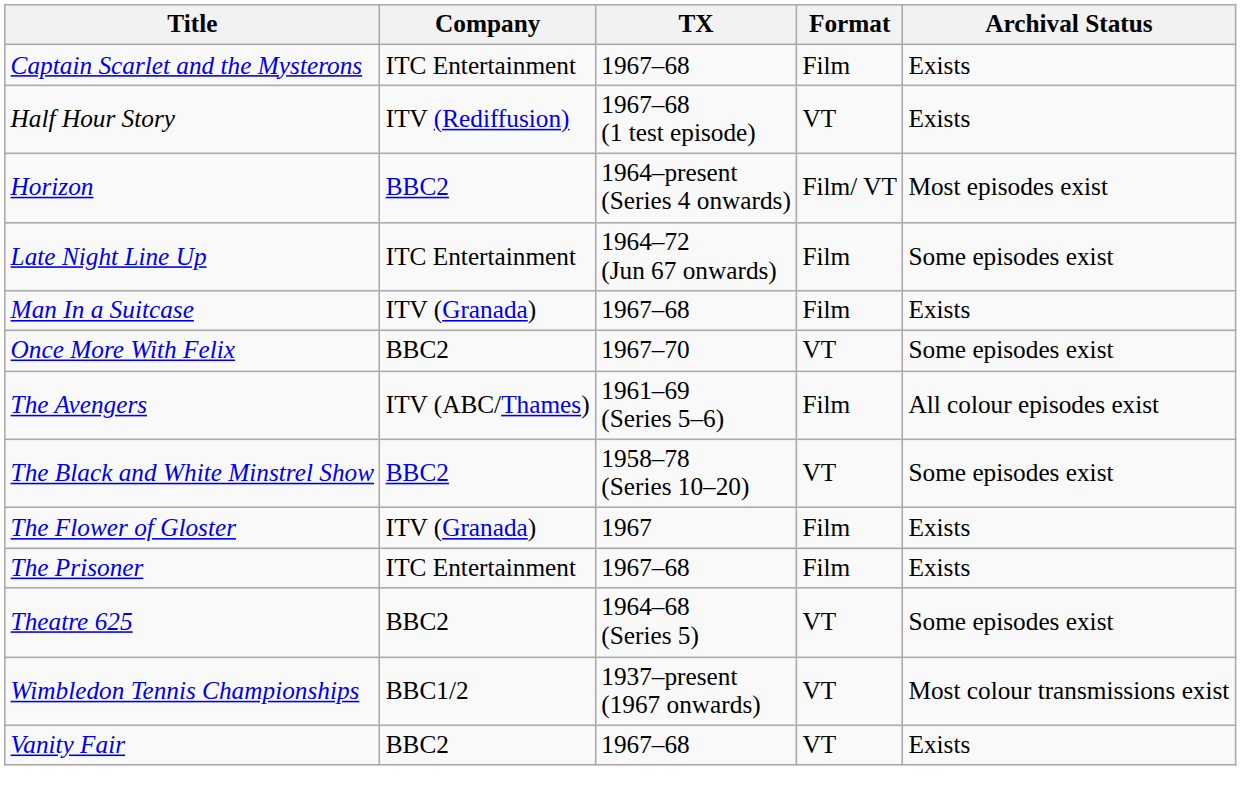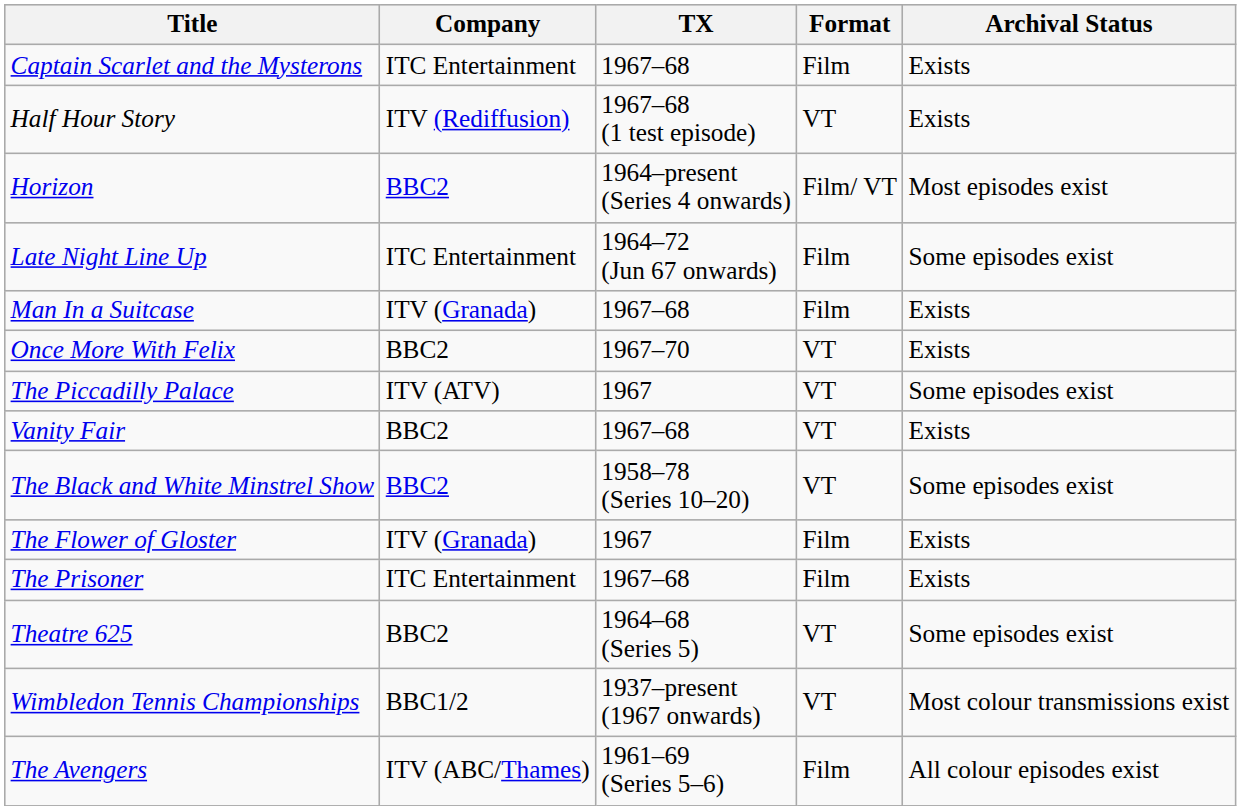(1011, 350) Some episodes exist -> (939, 350) Exists
+ row: (122, 390)
rows swapped: (79, 404) <-> (68, 744)
